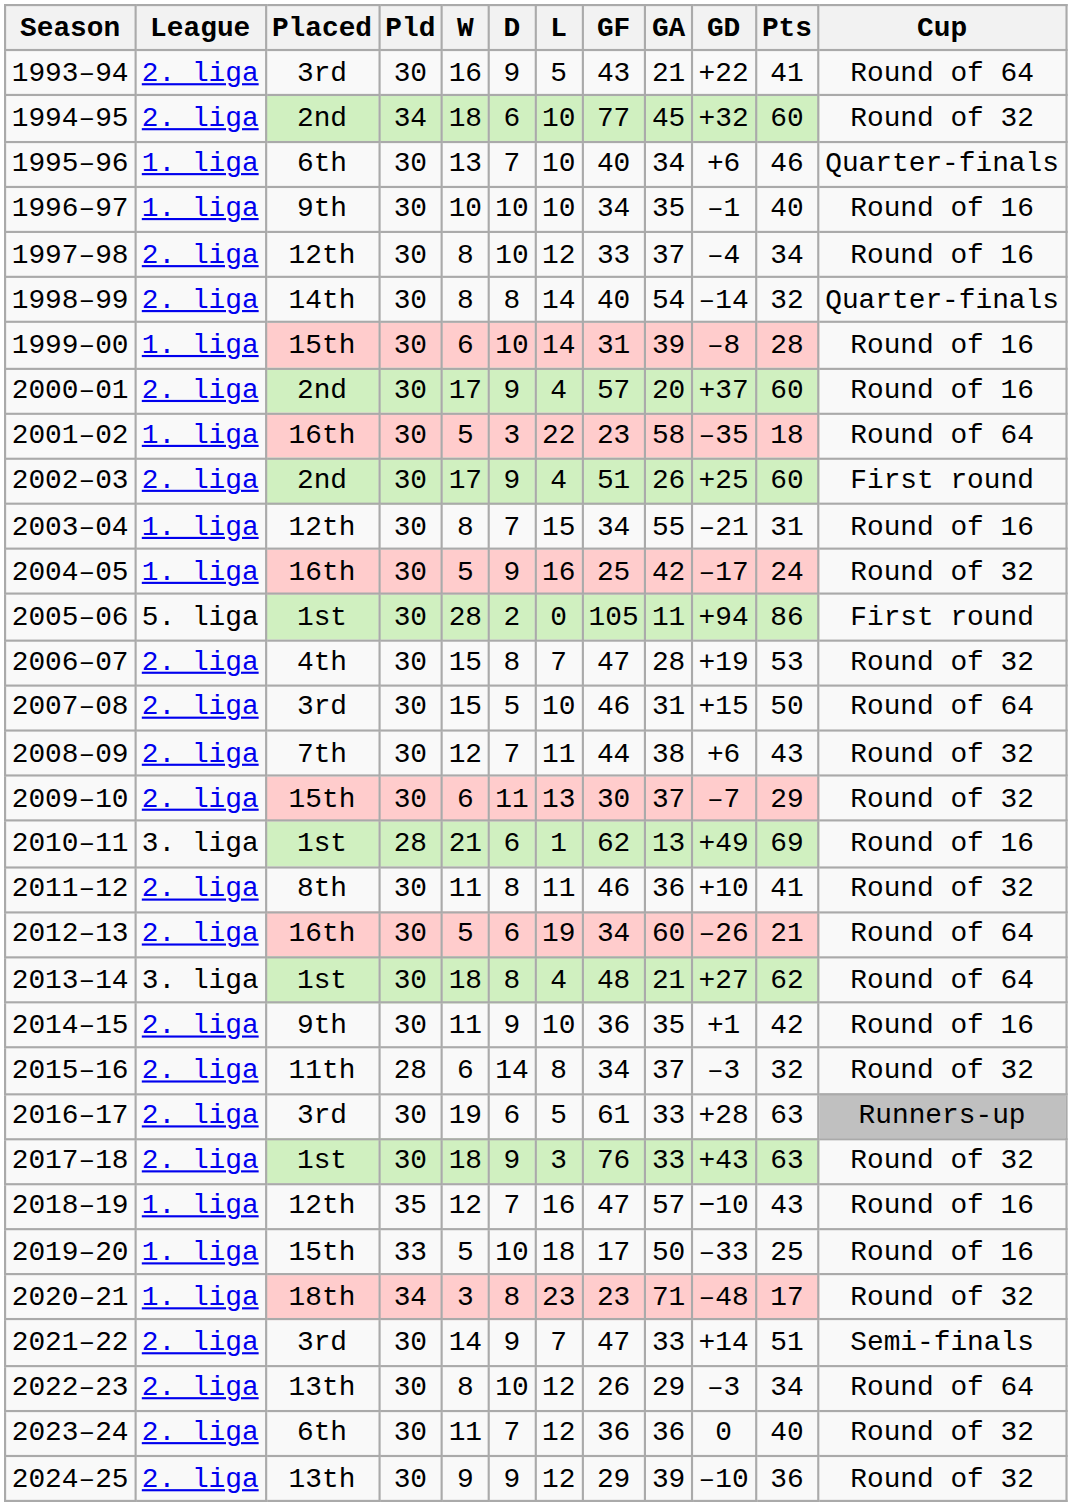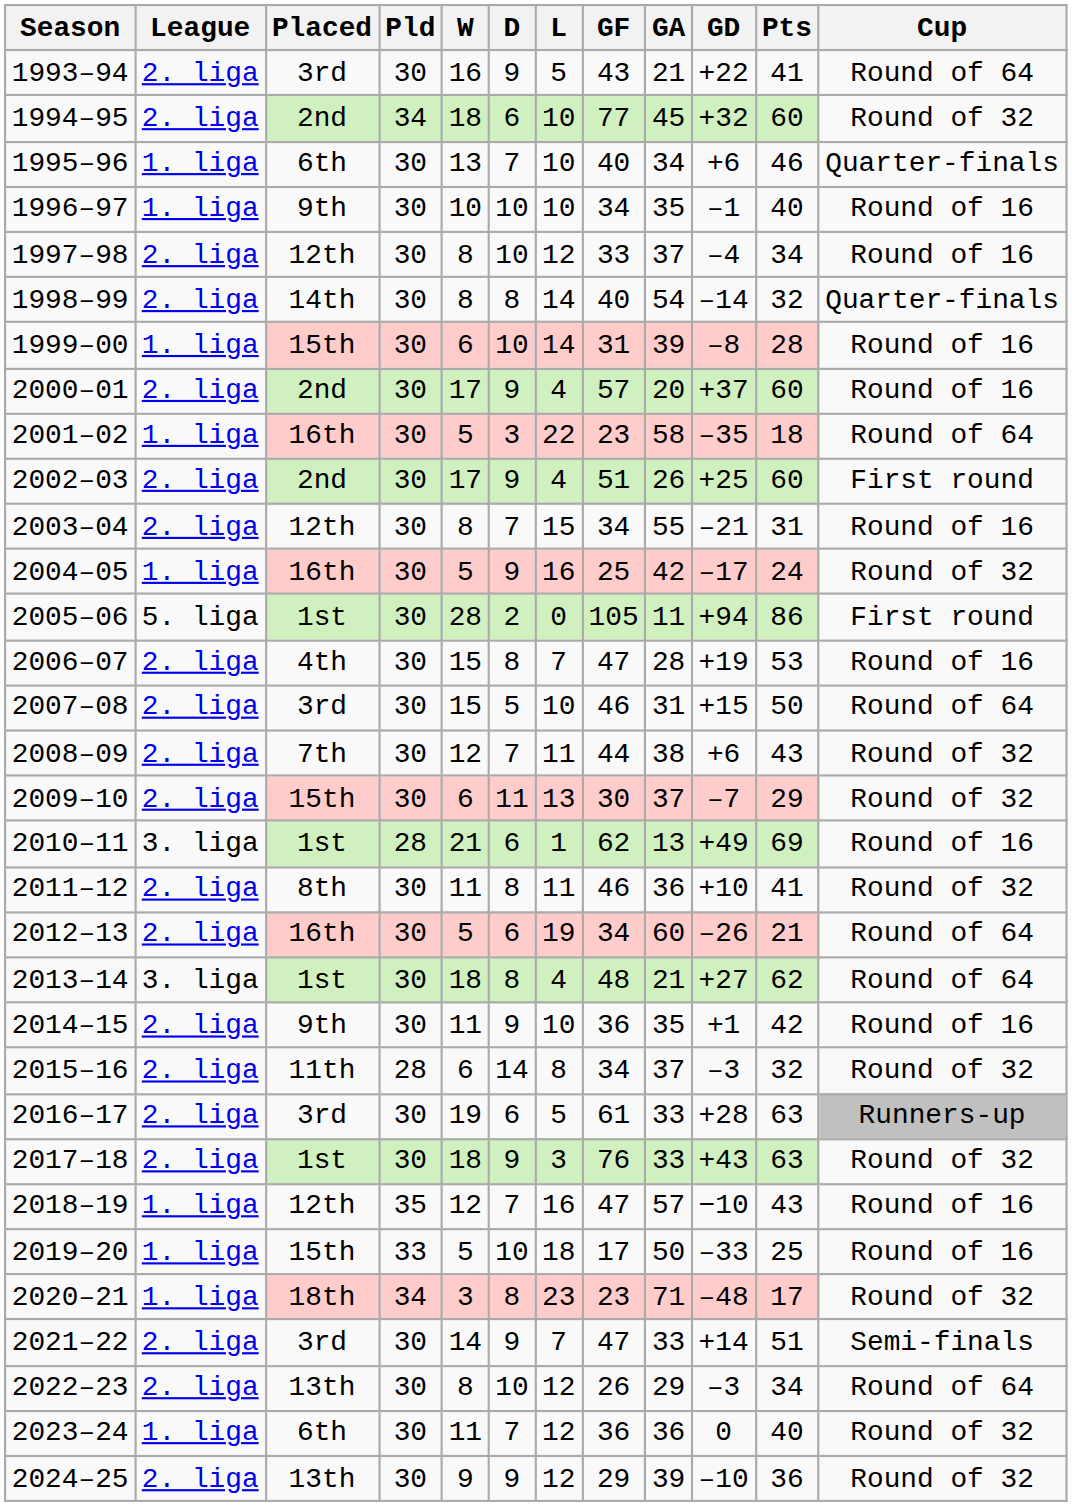(200, 526) 1. liga -> (200, 526) 2. liga
(942, 663) Round of 32 -> (942, 663) Round of 16
(200, 1433) 2. liga -> (200, 1433) 1. liga
